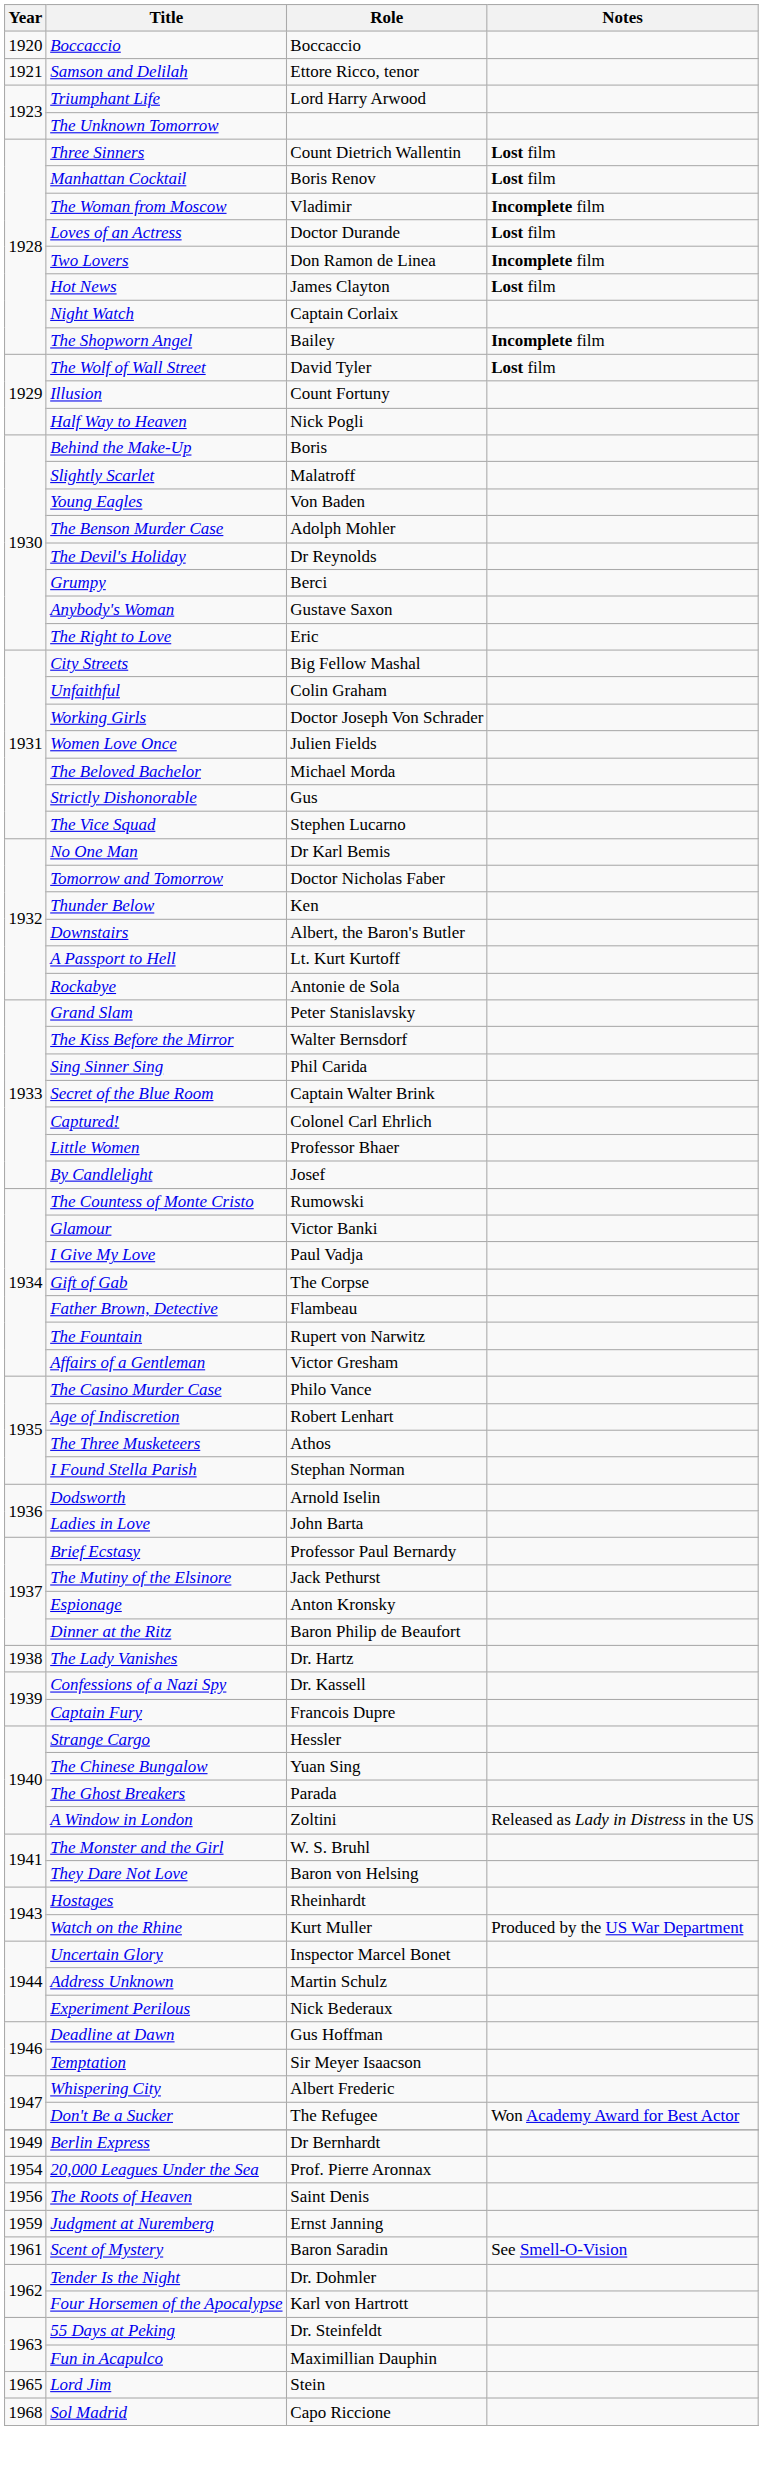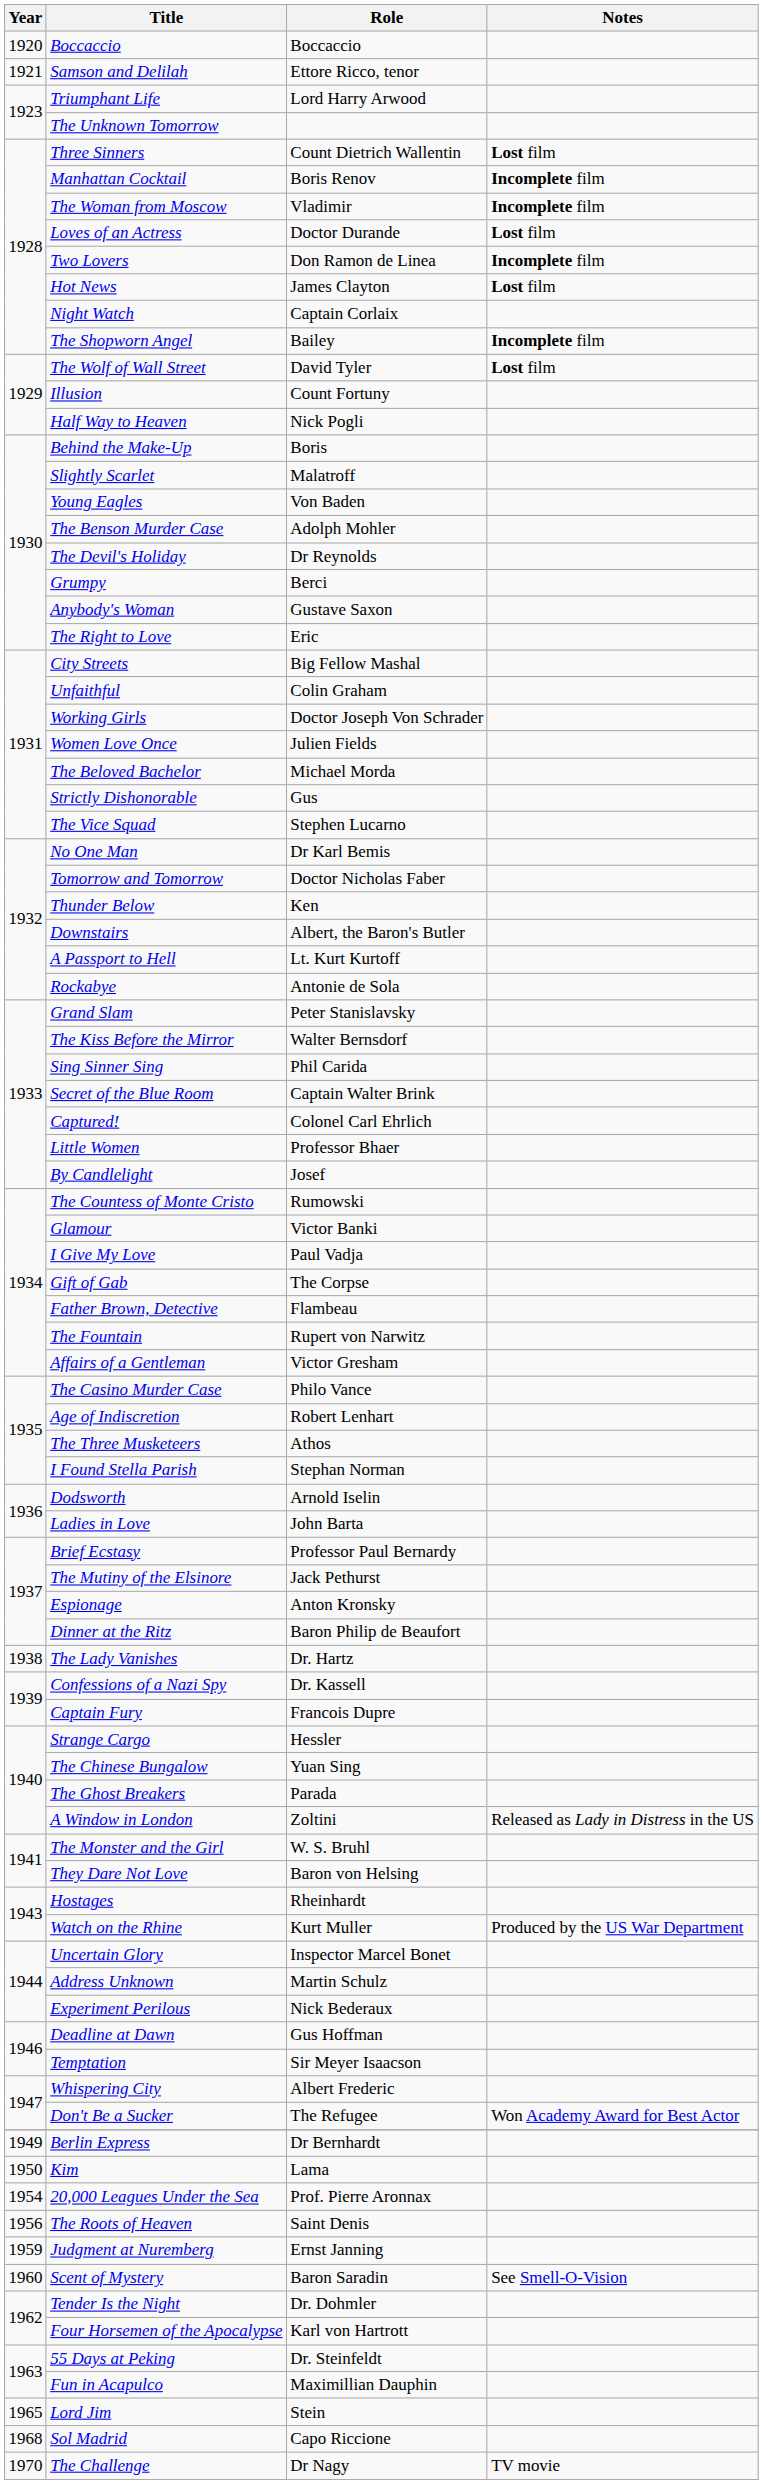(523, 179) Lost film -> (548, 179) Incomplete film
+ row: (64, 2169)
(25, 2250) 1961 -> (25, 2277) 1960
+ row: (100, 2465)
